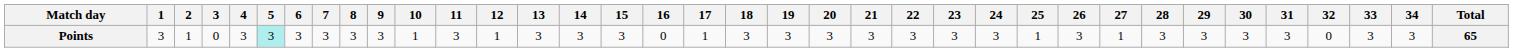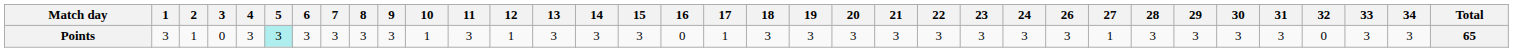- column: (1038, 14)
